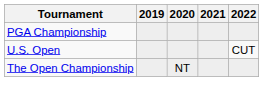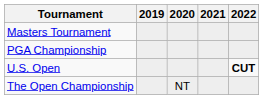+ row: (59, 32)
(244, 50) normal -> (244, 68) bold
